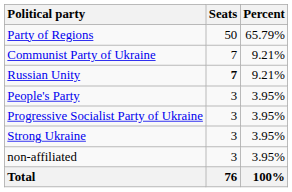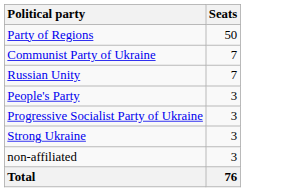- column: (264, 14)
(234, 75) bold -> (234, 75) normal
